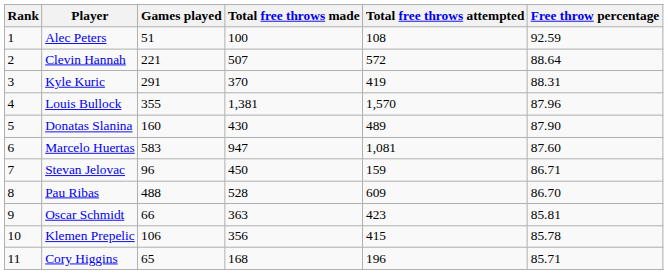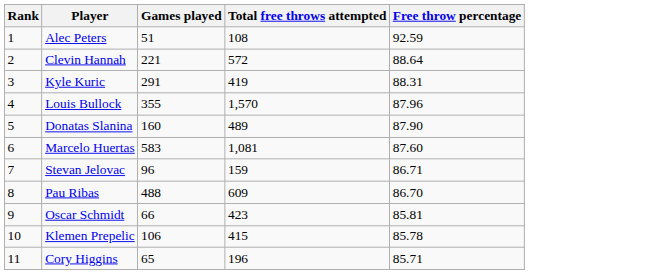- column: (294, 15)
